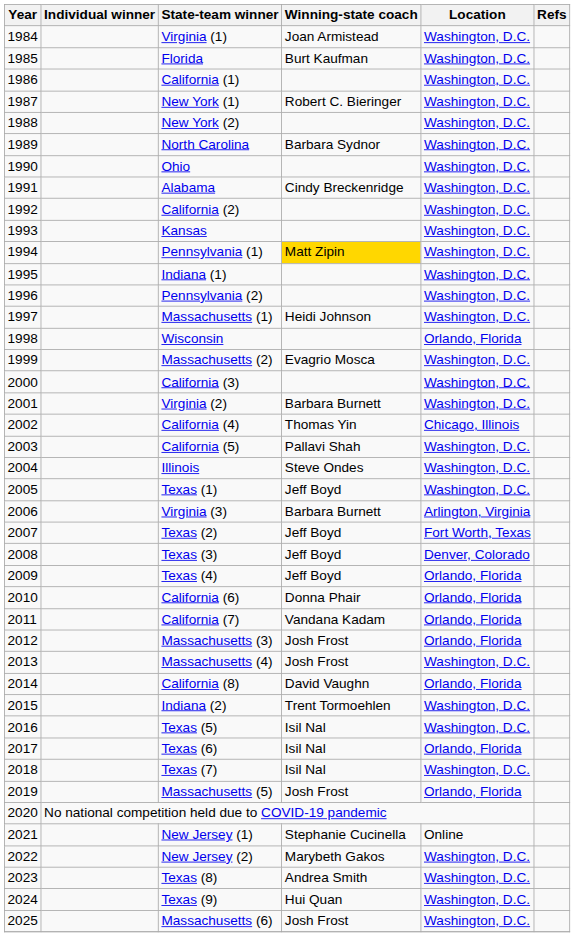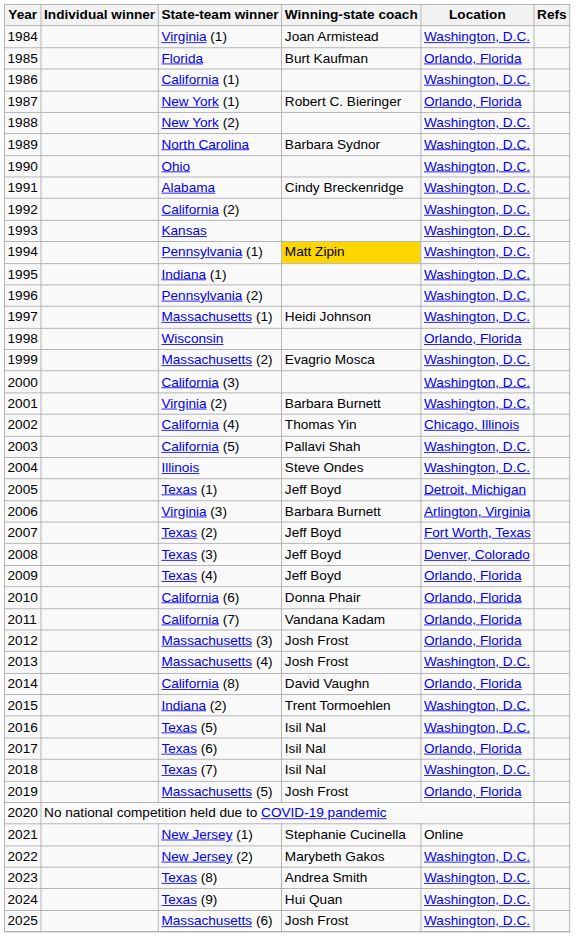(477, 58) Washington, D.C. -> (473, 58) Orlando, Florida
(477, 101) Washington, D.C. -> (473, 101) Orlando, Florida
(477, 489) Washington, D.C. -> (475, 489) Detroit, Michigan
